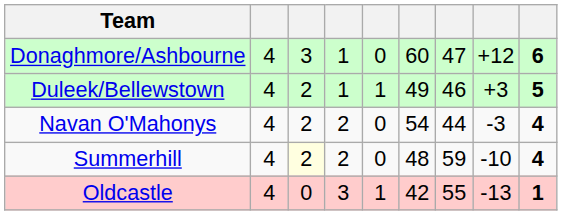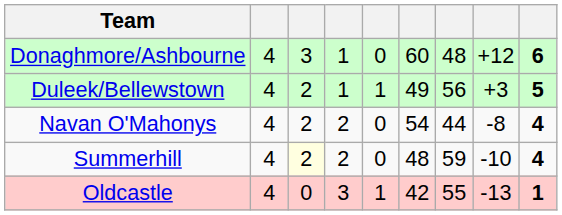(454, 55) 47 -> (454, 55) 48
(454, 90) 46 -> (454, 90) 56
(496, 124) -3 -> (496, 124) -8
